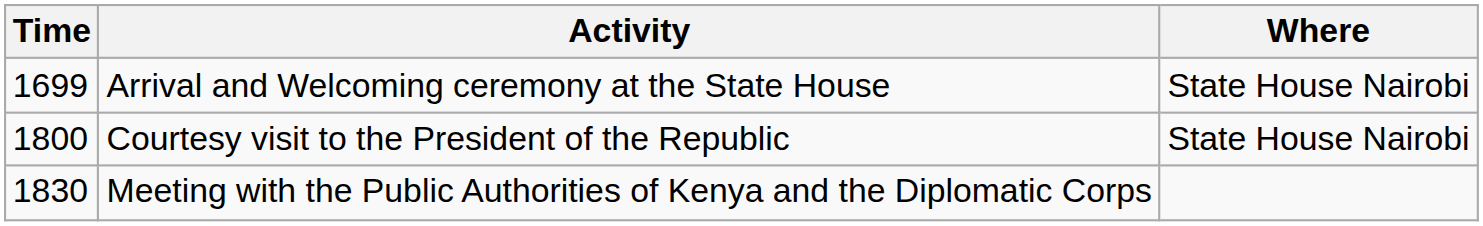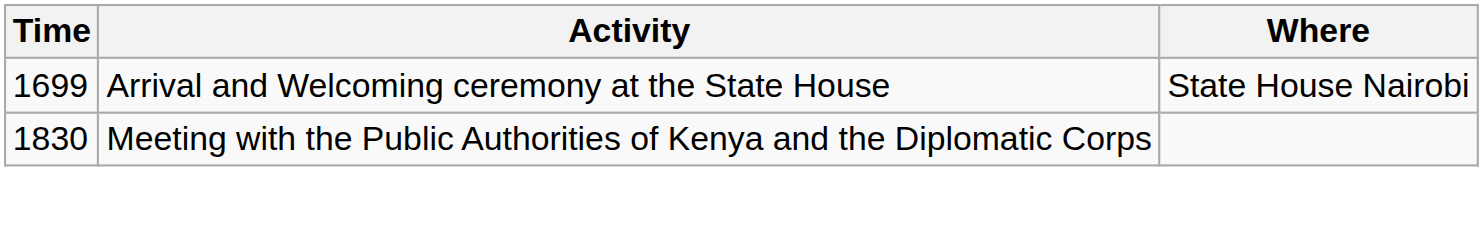- row: (448, 138)
